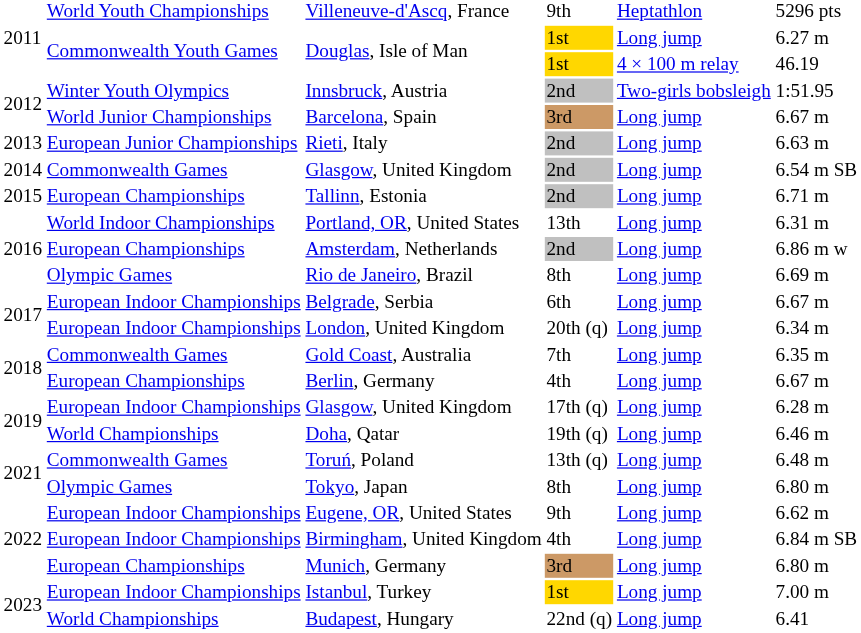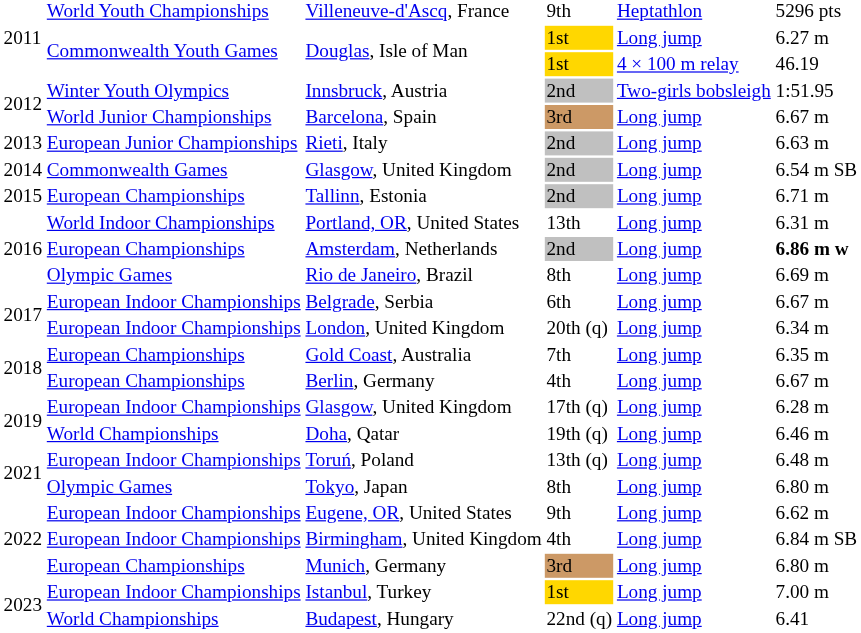(812, 248) normal -> (812, 248) bold
(137, 354) Commonwealth Games -> (146, 354) European Championships
(137, 460) Commonwealth Games -> (174, 460) European Indoor Championships
